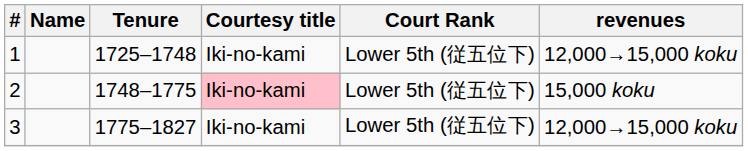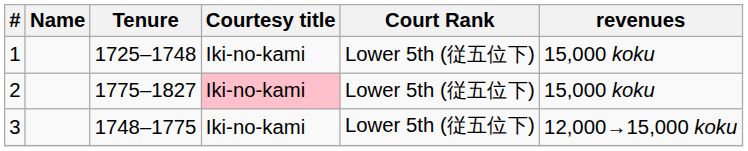(641, 54) 12,000→15,000 koku -> (599, 54) 15,000 koku
(146, 90) 1748–1775 -> (146, 90) 1775–1827
(146, 126) 1775–1827 -> (146, 126) 1748–1775
